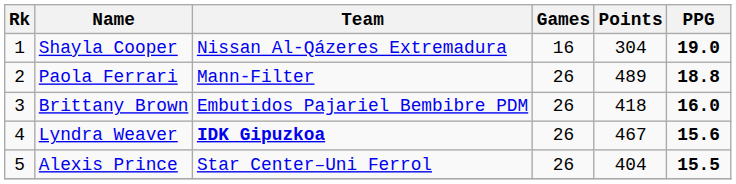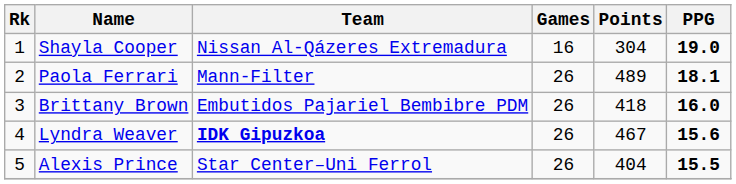(699, 77) 18.8 -> (699, 77) 18.1
